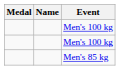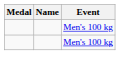- row: (19, 58)
